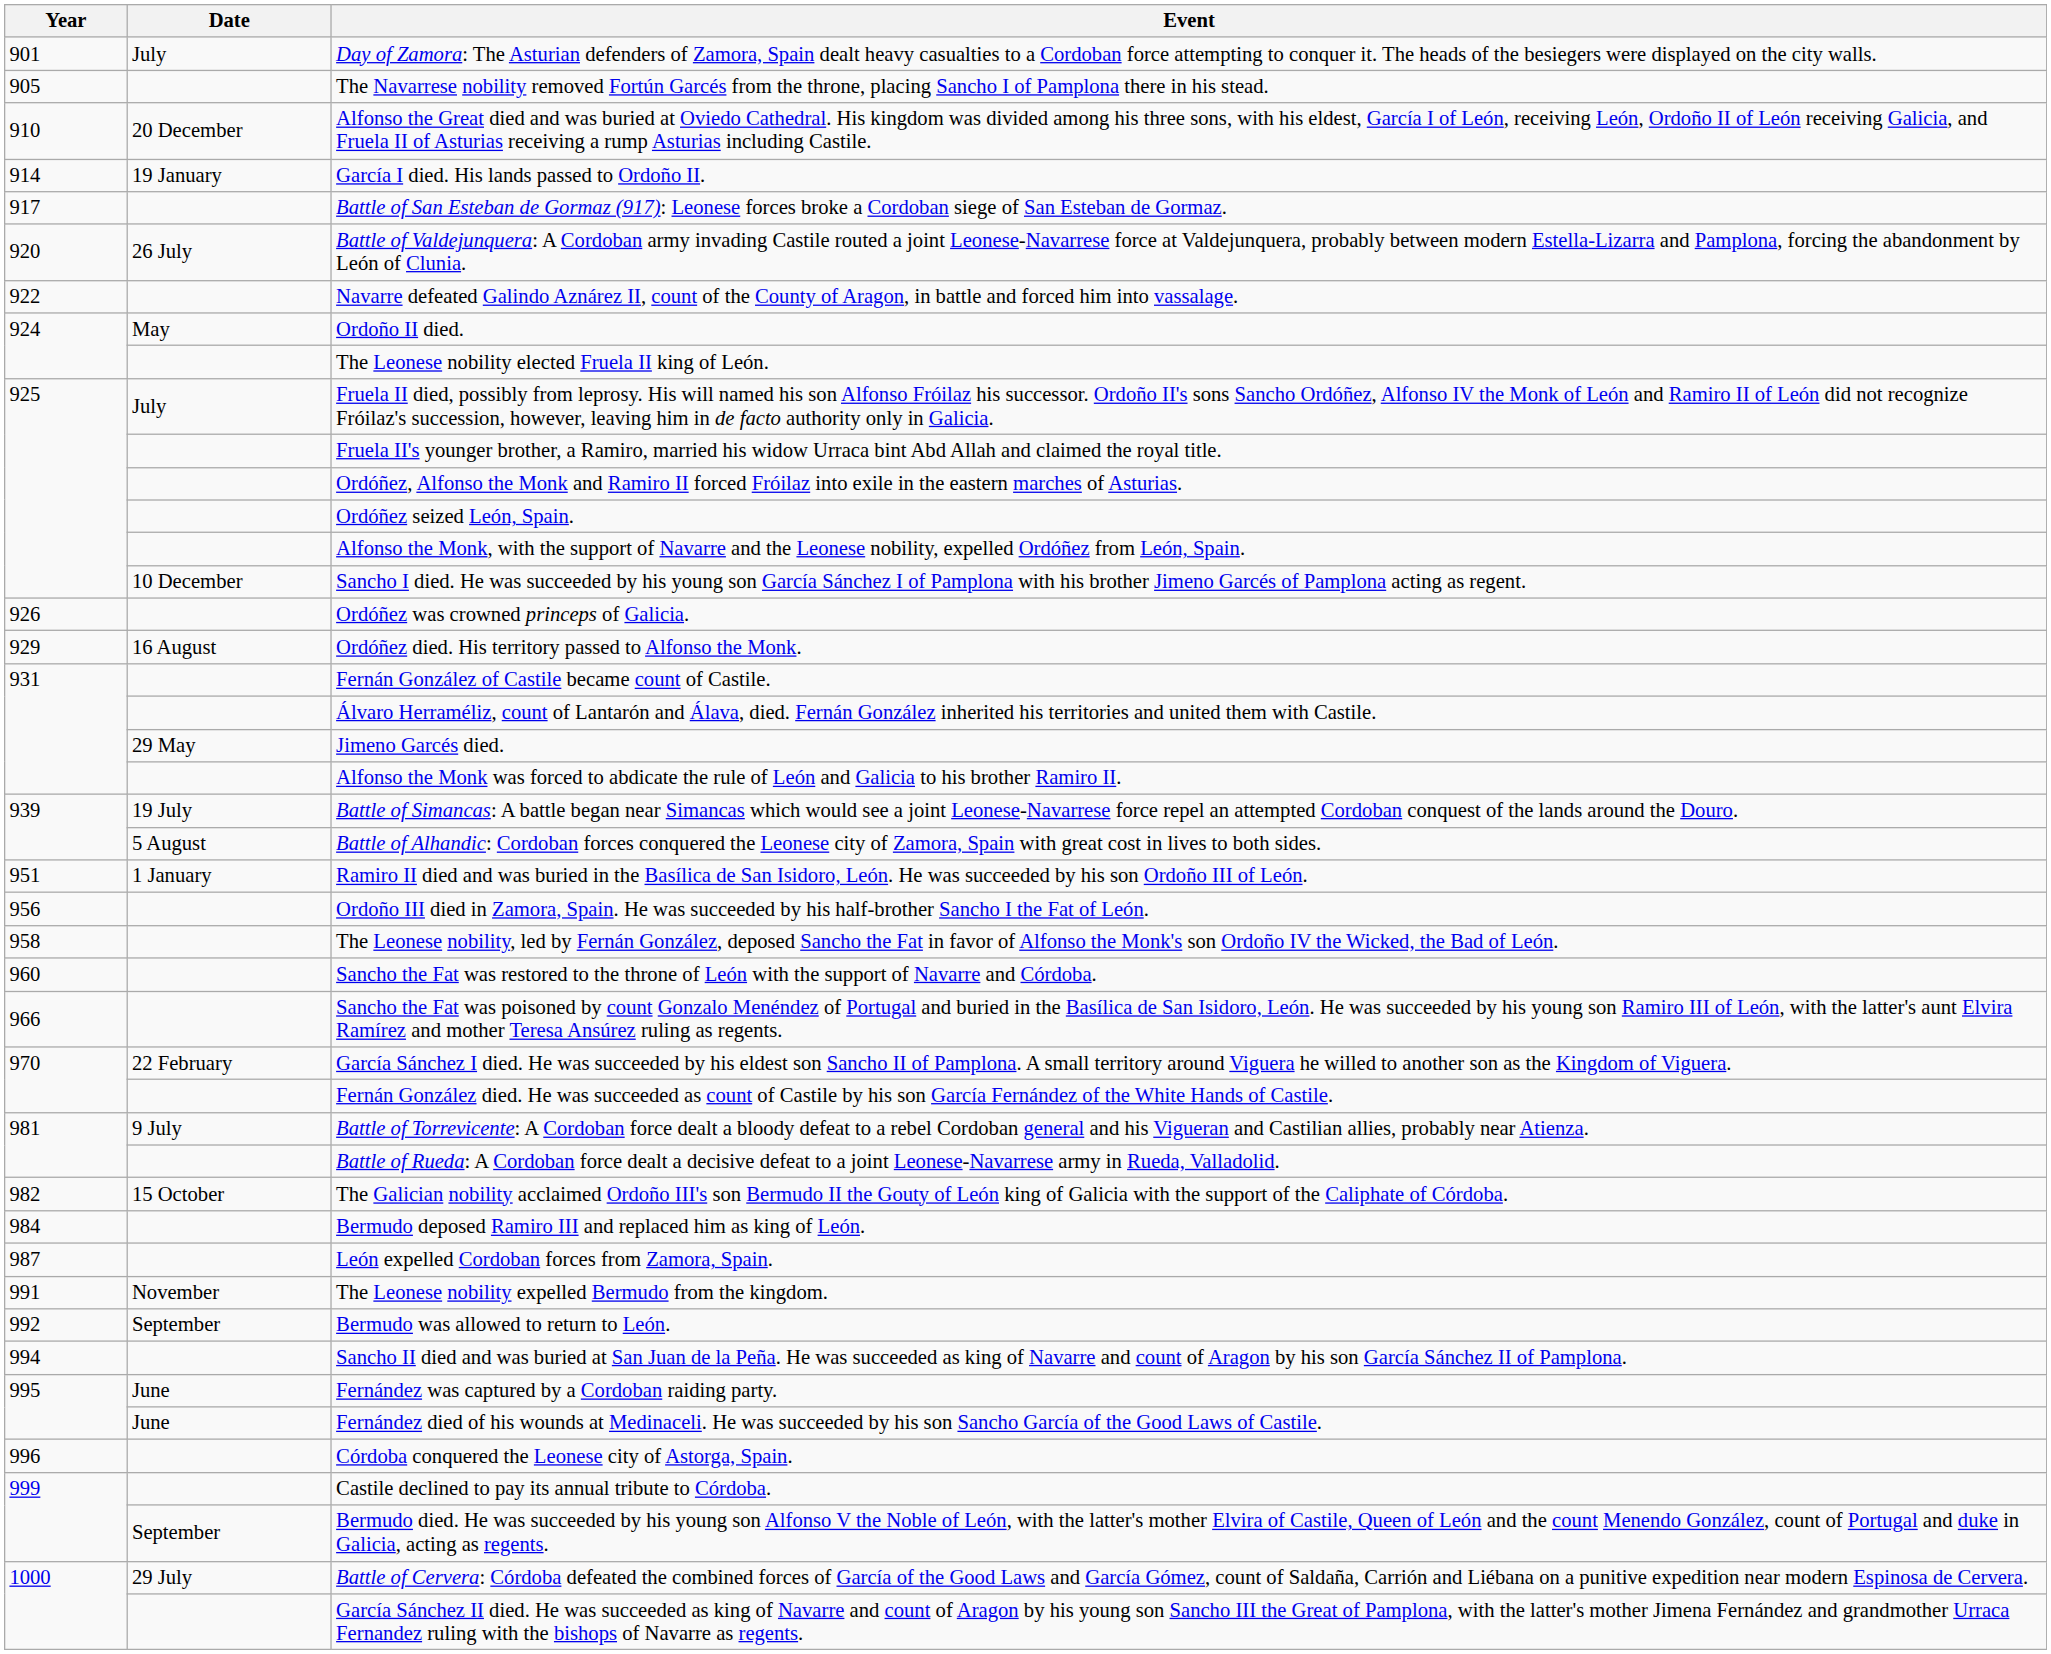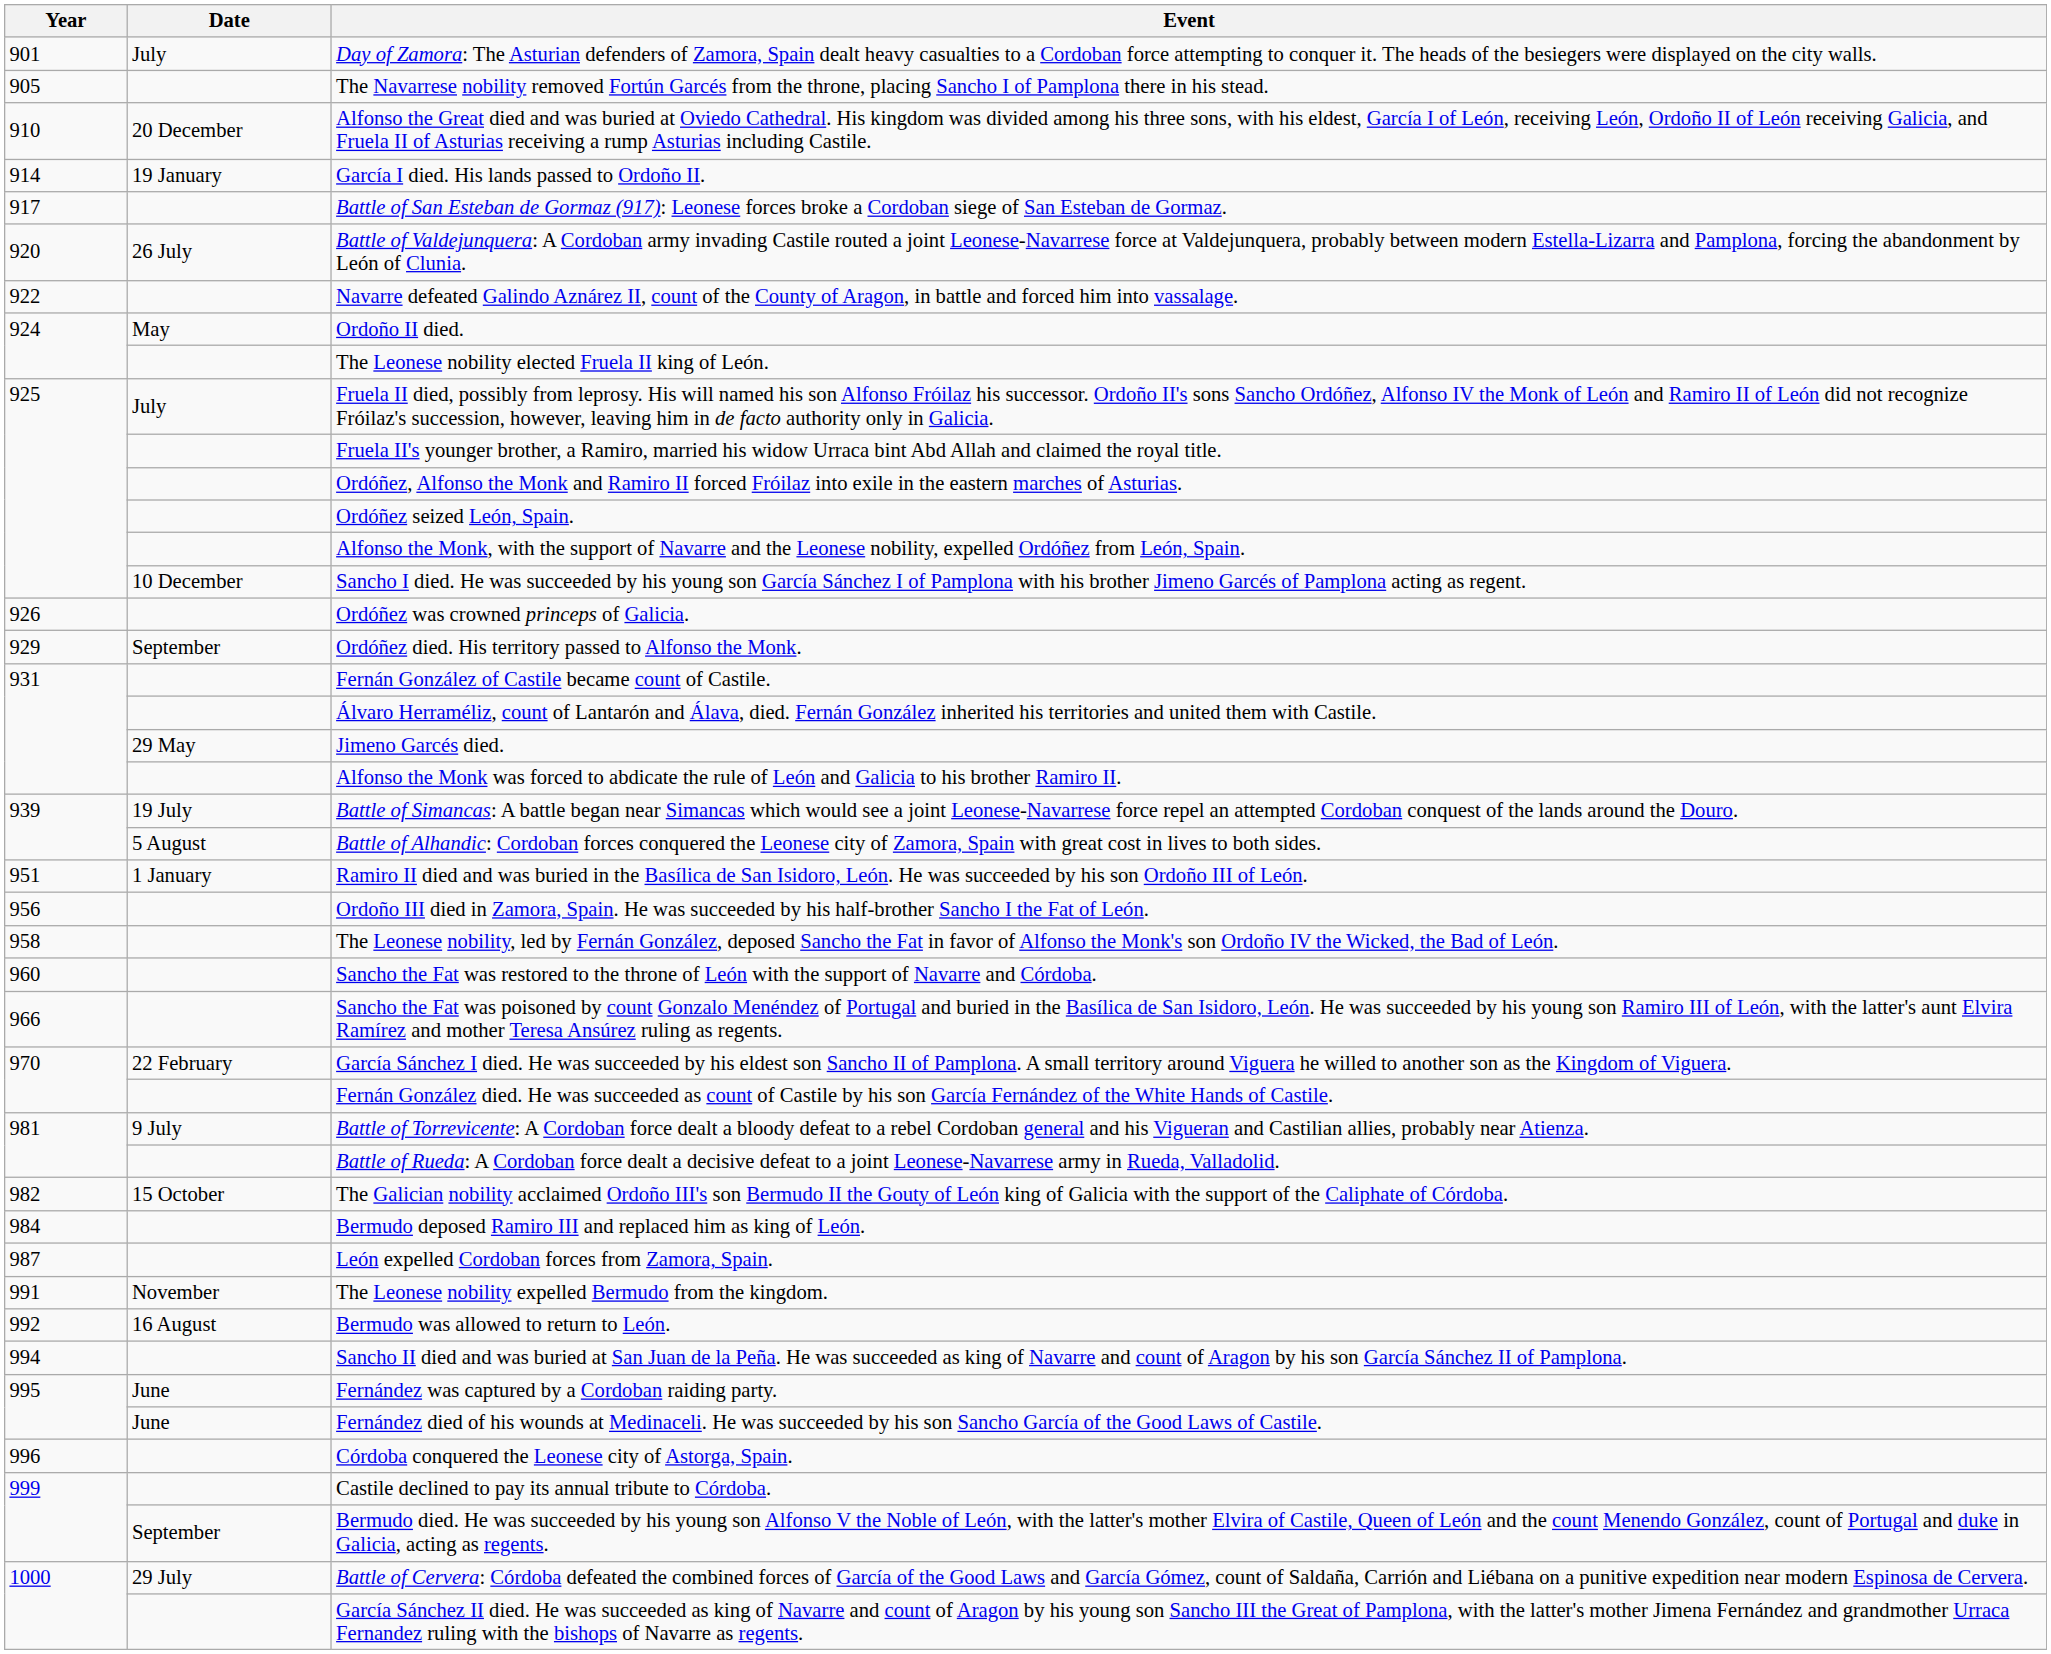(174, 647) 16 August -> (176, 647) September
(176, 1324) September -> (174, 1324) 16 August
